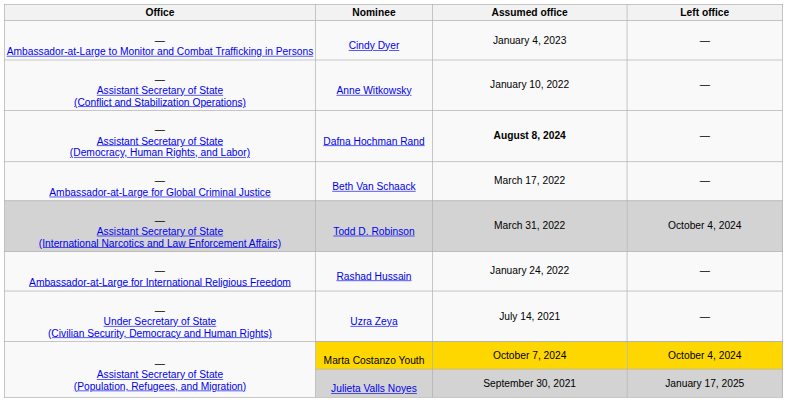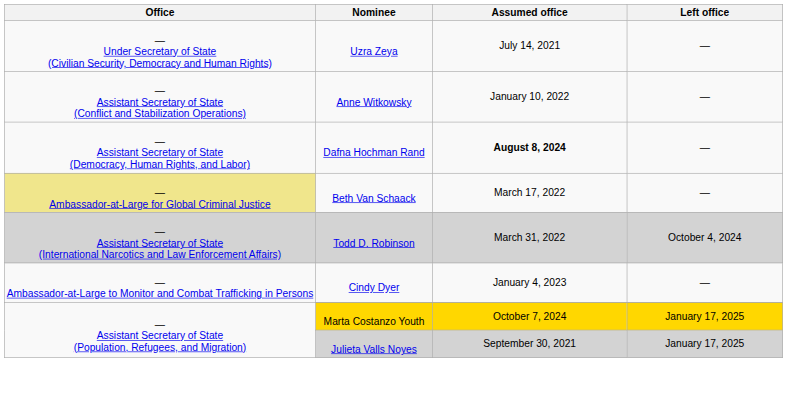rows swapped: (374, 322) <-> (374, 46)
(160, 187) no background -> (160, 198) khaki background
- row: (374, 277)
(705, 355) October 4, 2024 -> (705, 316) January 17, 2025
